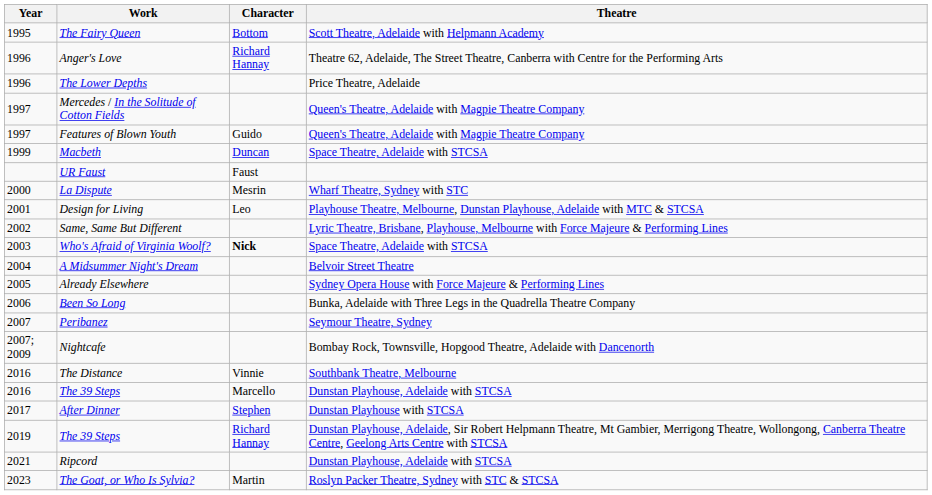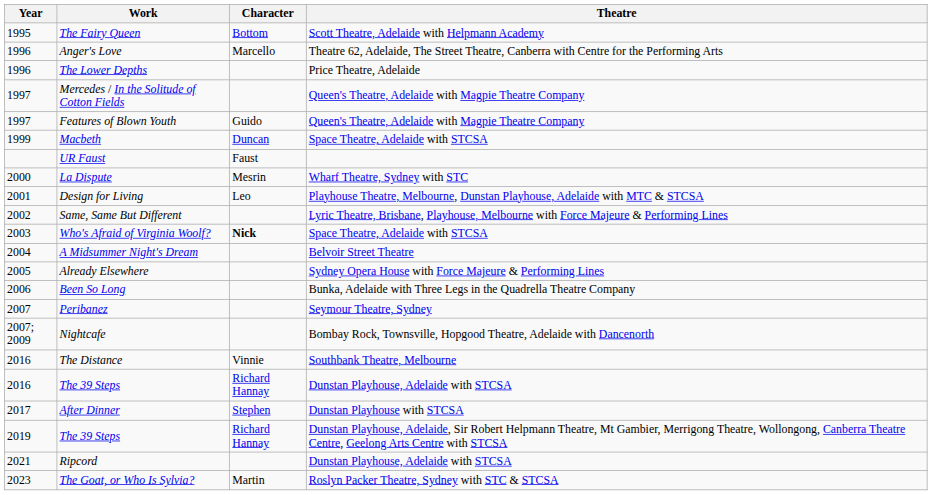(251, 58) Richard Hannay -> (254, 51) Marcello
(254, 391) Marcello -> (251, 385) Richard Hannay
